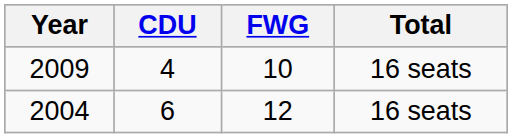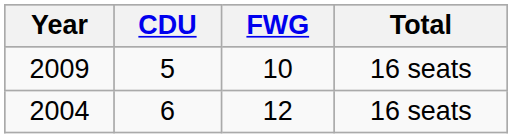(168, 68) 4 -> (168, 68) 5
